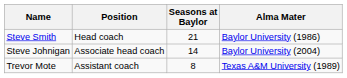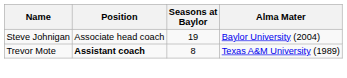- row: (31, 37)
(193, 51) 14 -> (193, 37) 19
(107, 66) normal -> (110, 51) bold
